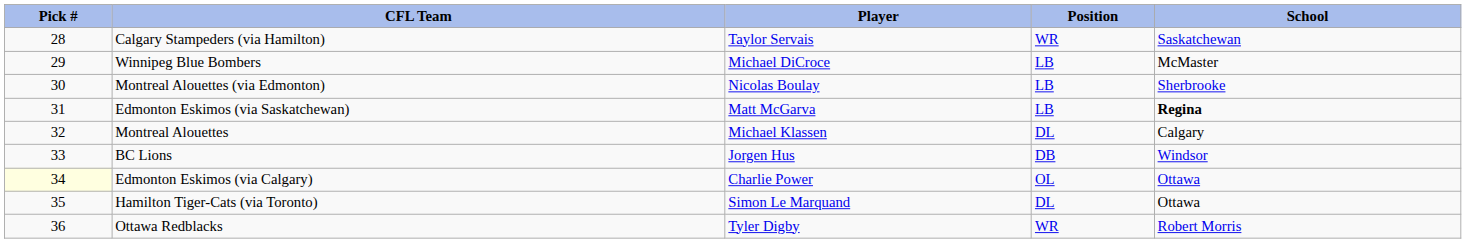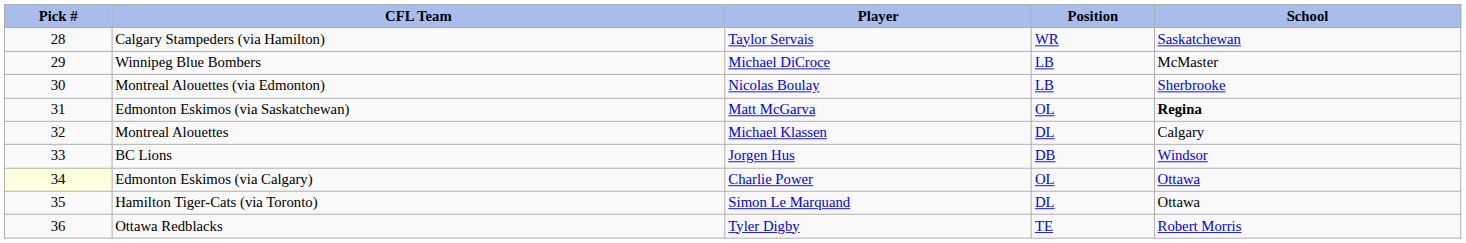(1044, 109) LB -> (1045, 109) OL
(1047, 226) WR -> (1044, 226) TE
